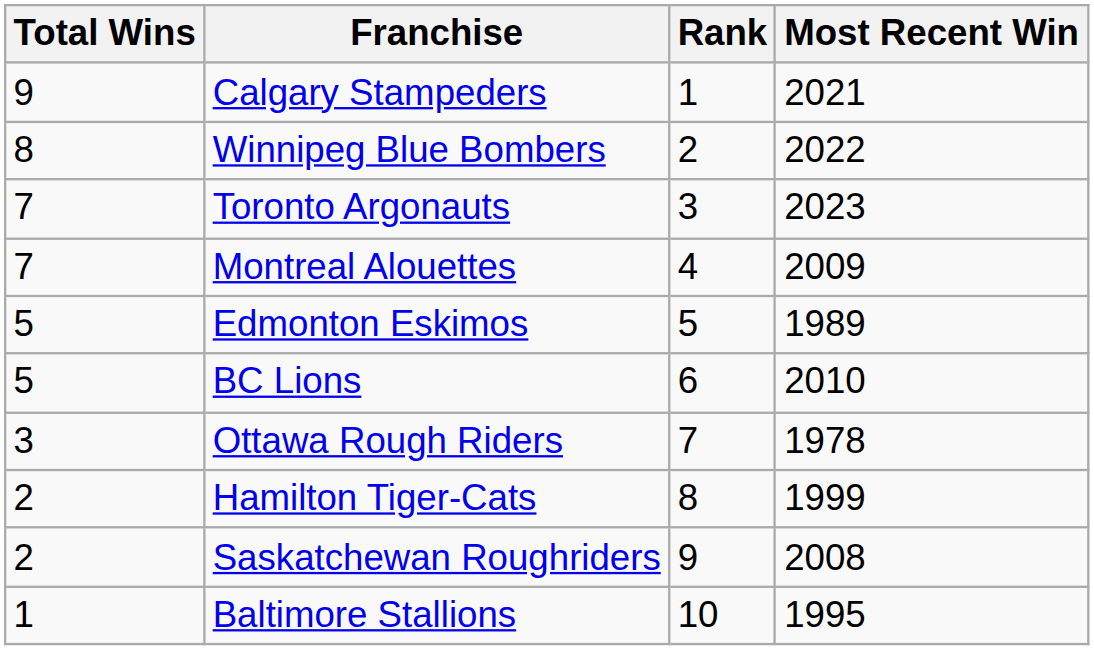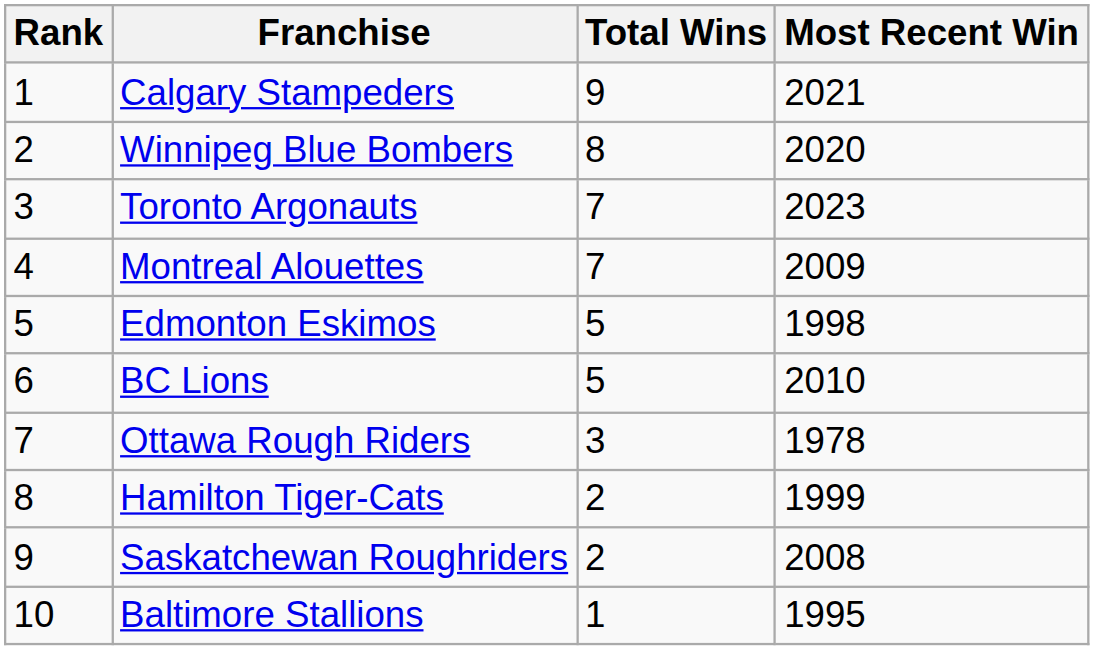columns swapped: (722, 33) <-> (105, 33)
(825, 149) 2022 -> (825, 149) 2020
(825, 324) 1989 -> (825, 324) 1998
